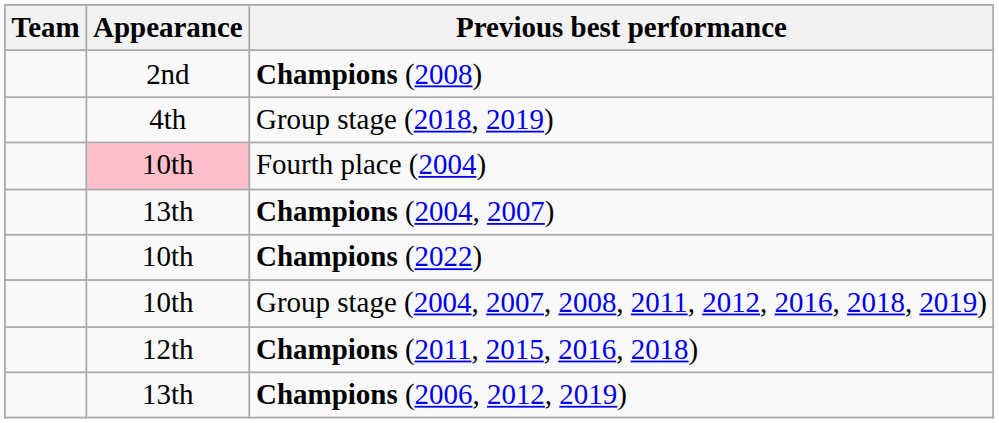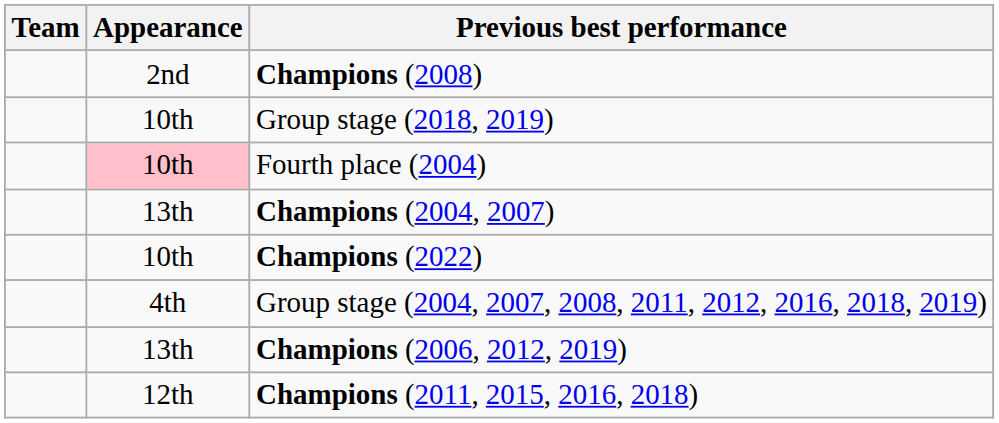(168, 119) 4th -> (168, 119) 10th
(168, 303) 10th -> (168, 303) 4th
rows swapped: (477, 348) <-> (441, 394)
